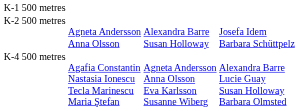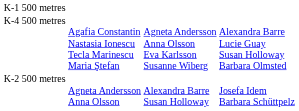rows swapped: (35, 21) <-> (35, 57)
